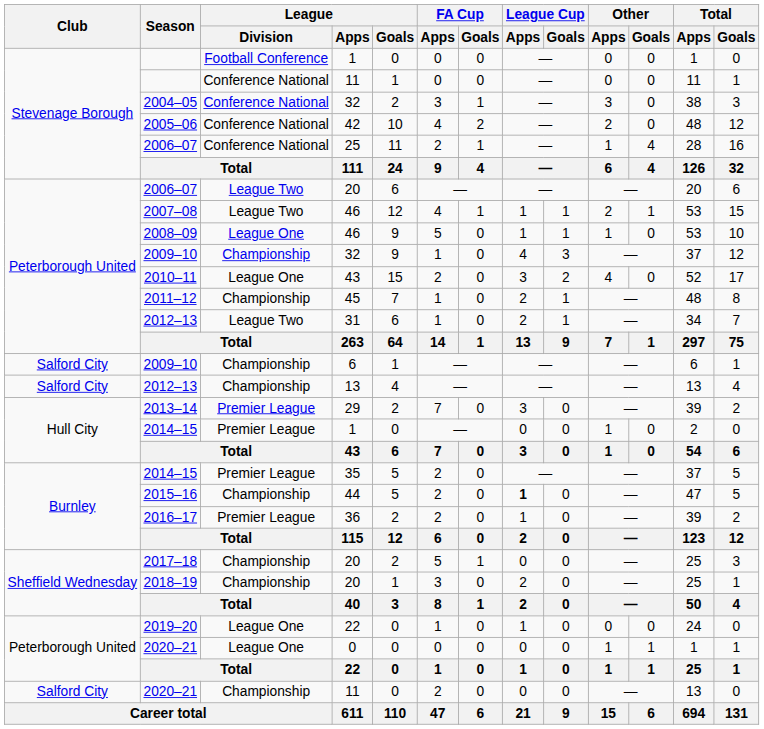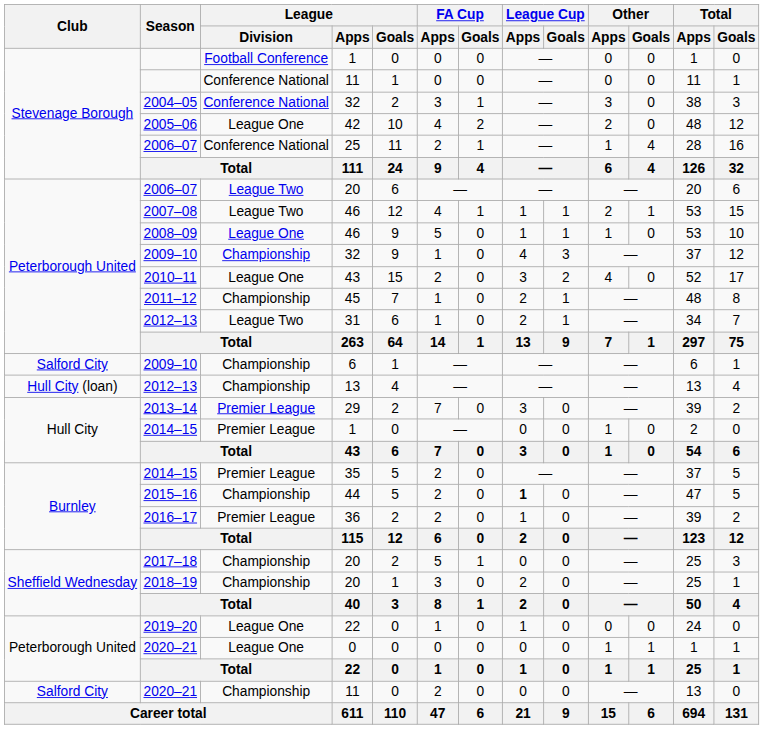(266, 124) Conference National -> (266, 124) League One
(72, 386) Salford City -> (72, 386) Hull City (loan)
